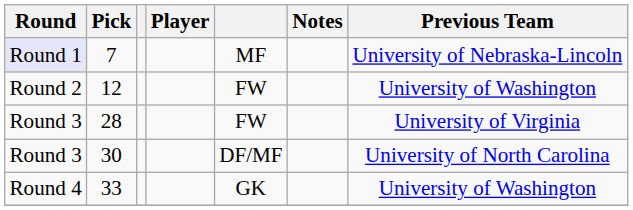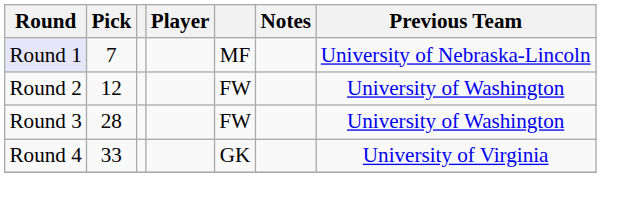(487, 121) University of Virginia -> (456, 121) University of Washington
- row: (111, 155)
(487, 188) University of Washington -> (456, 155) University of Virginia
